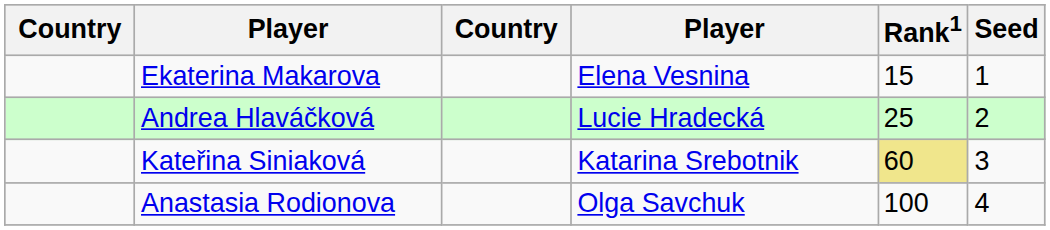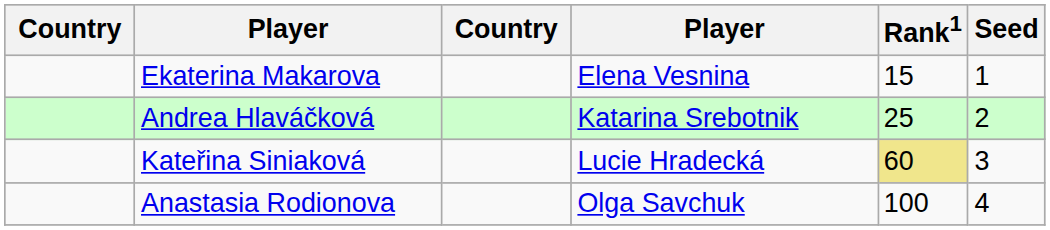(671, 118) Lucie Hradecká -> (688, 118) Katarina Srebotnik
(688, 160) Katarina Srebotnik -> (671, 160) Lucie Hradecká
